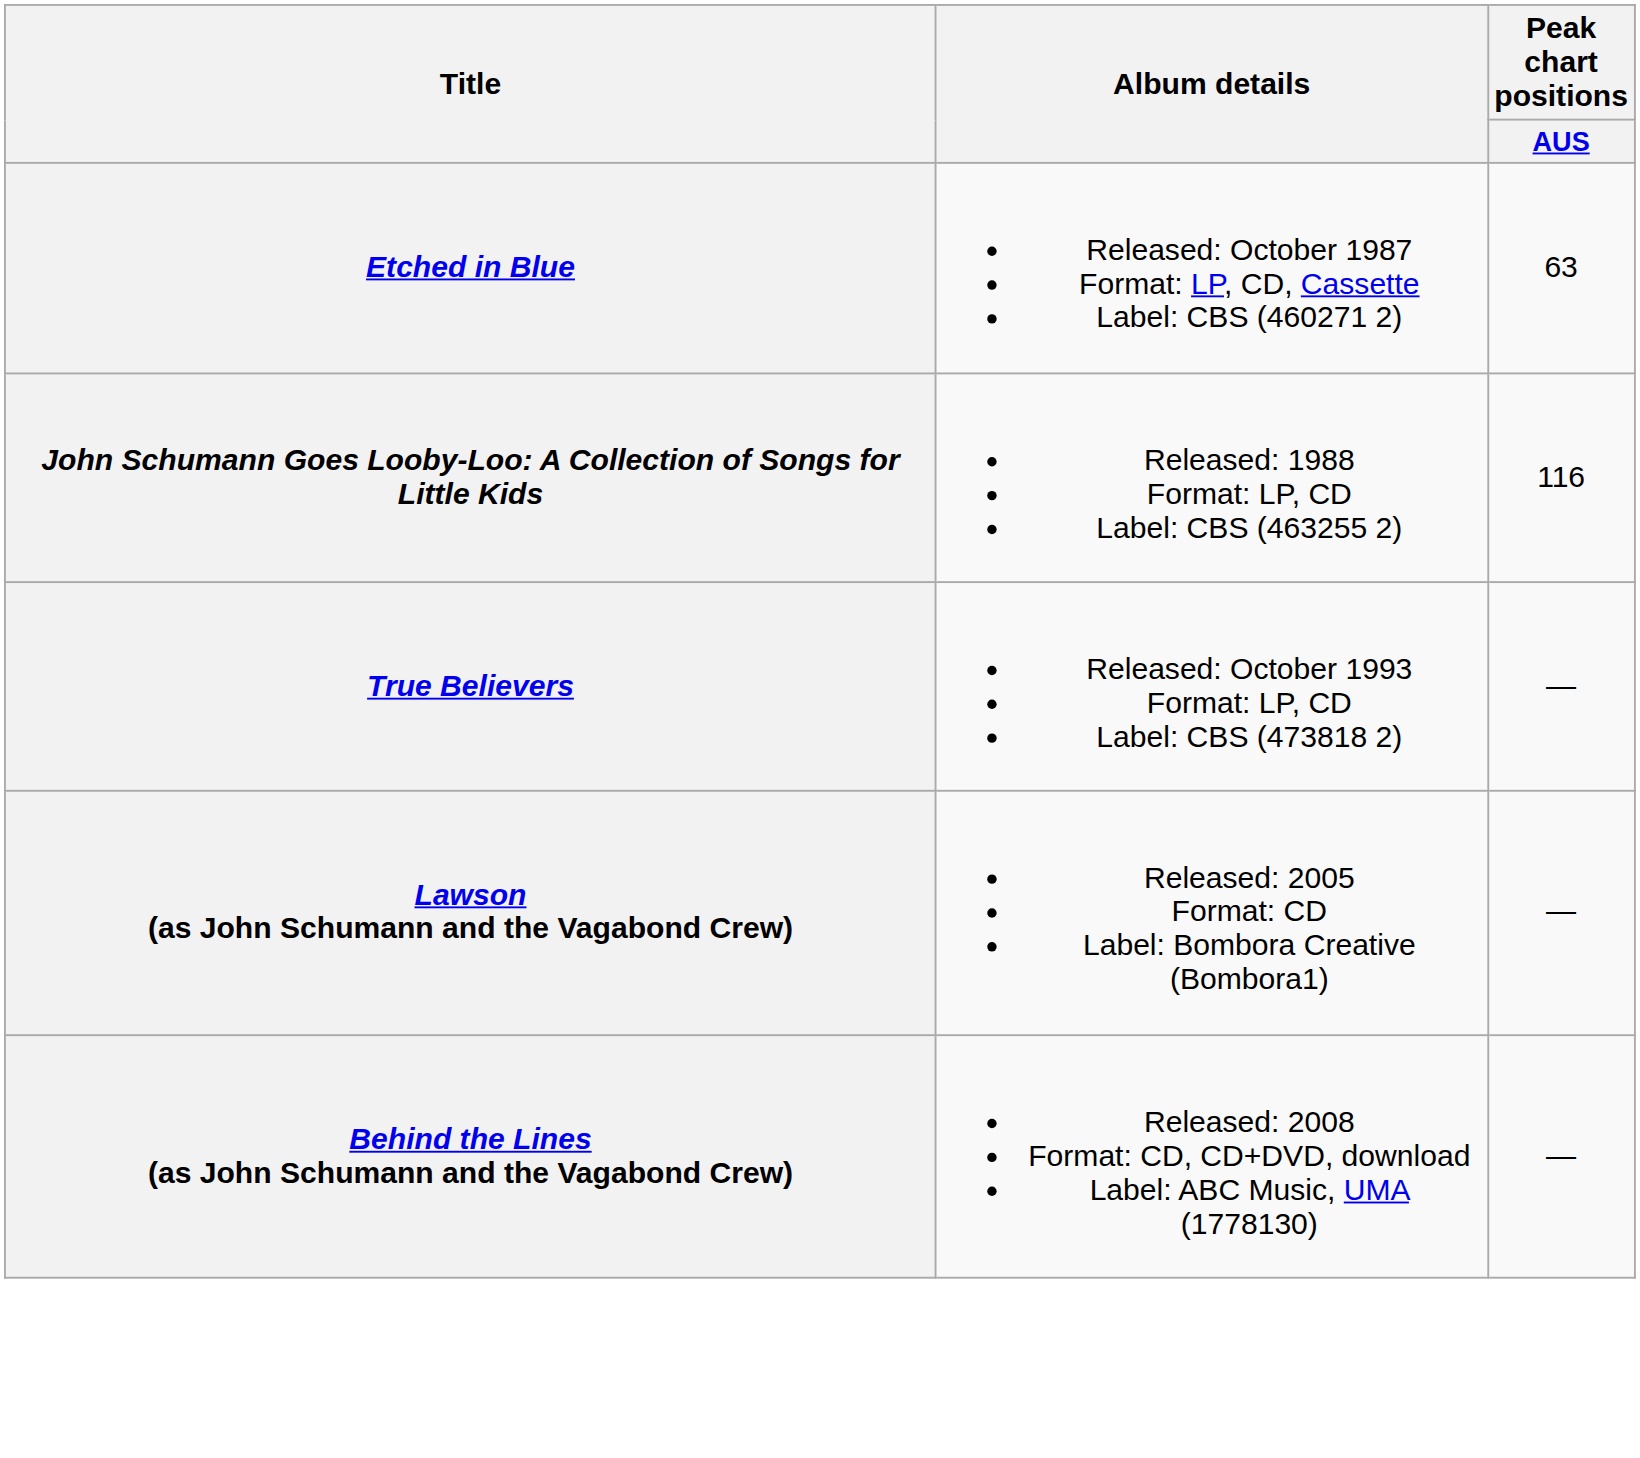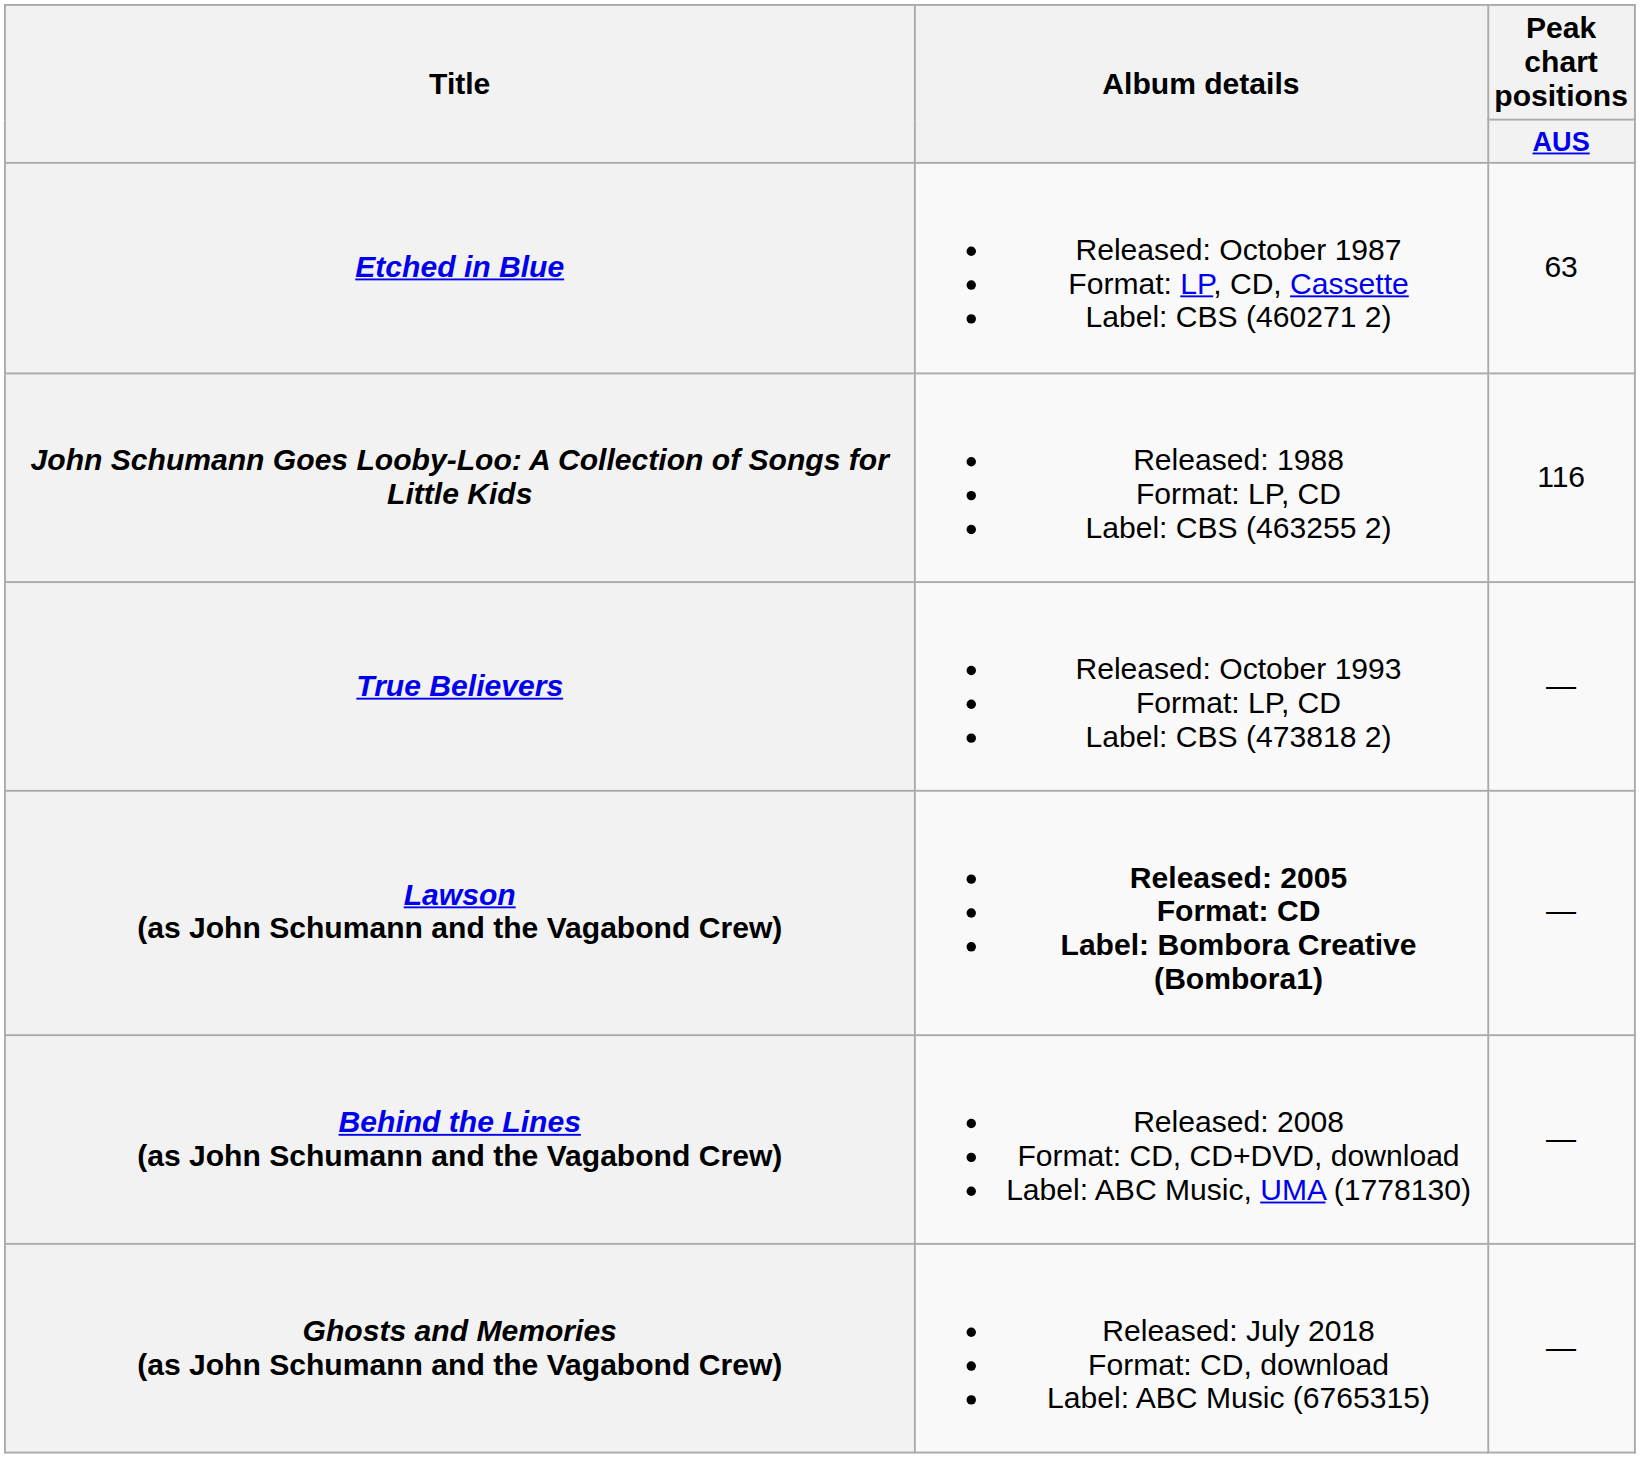(1212, 930) normal -> (1201, 930) bold
+ row: (460, 1348)
